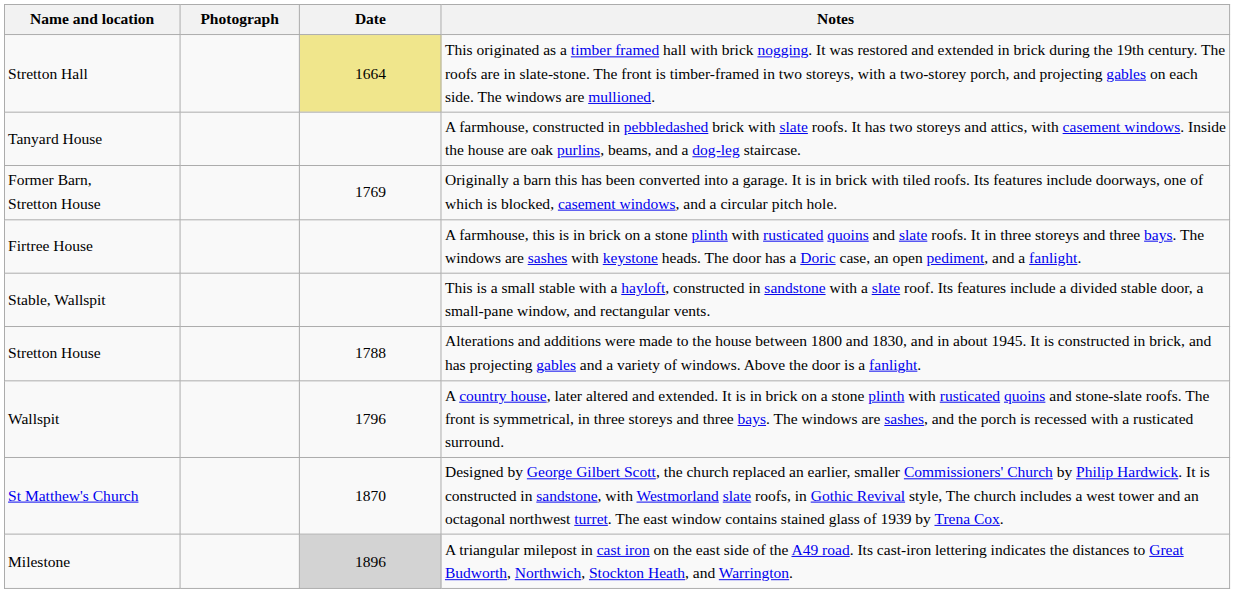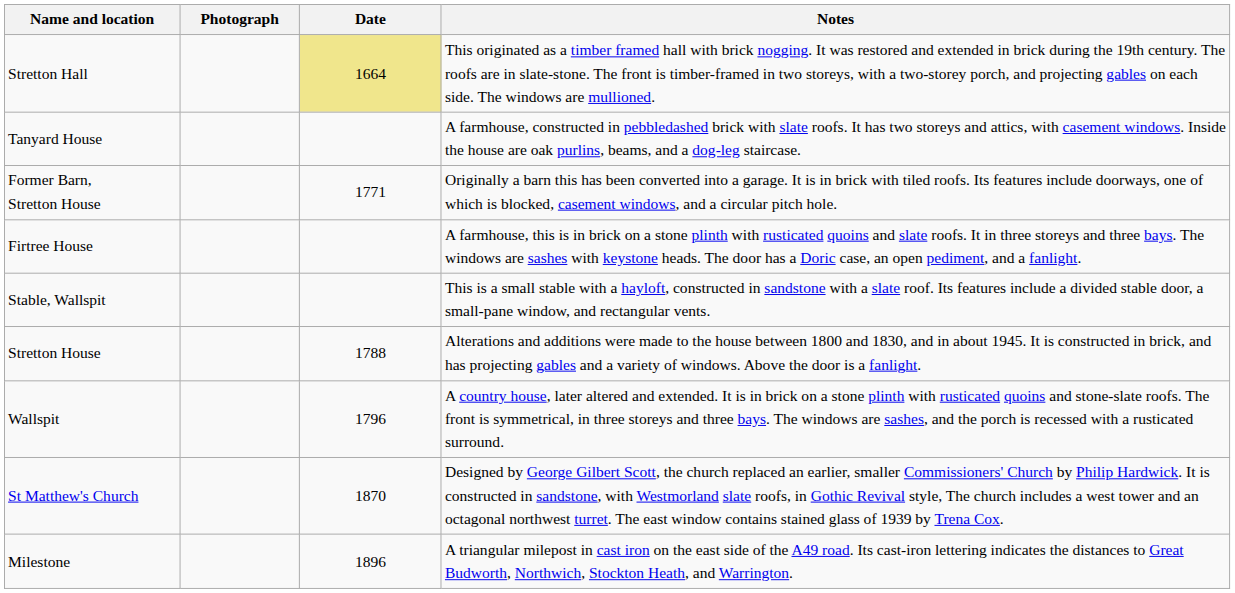(370, 192) 1769 -> (370, 192) 1771
(370, 561) lightgrey background -> (370, 561) no background
